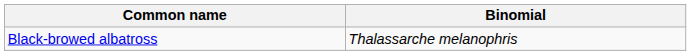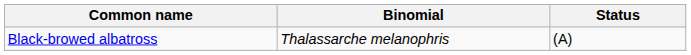+ column: (618, 15)
